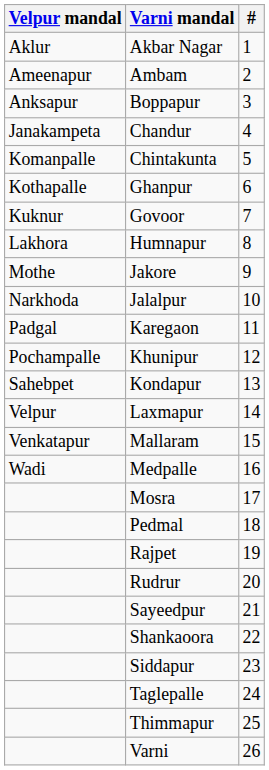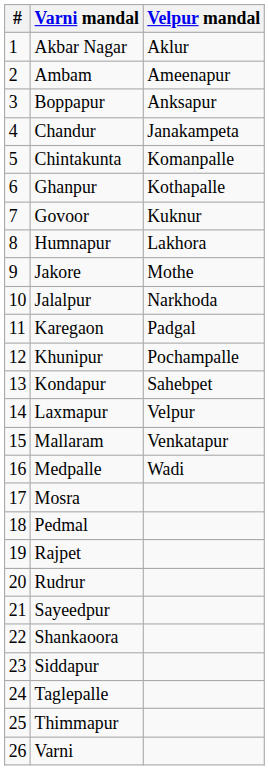columns swapped: (251, 18) <-> (65, 18)
